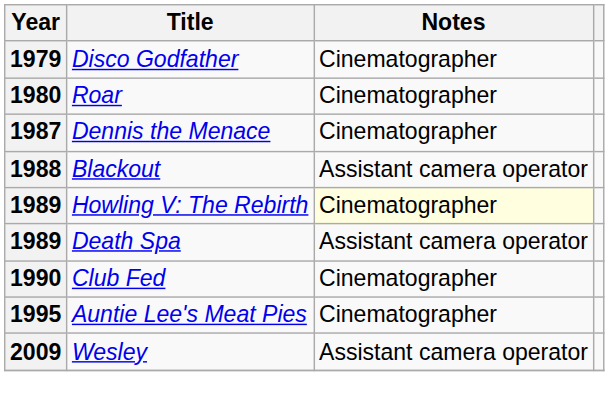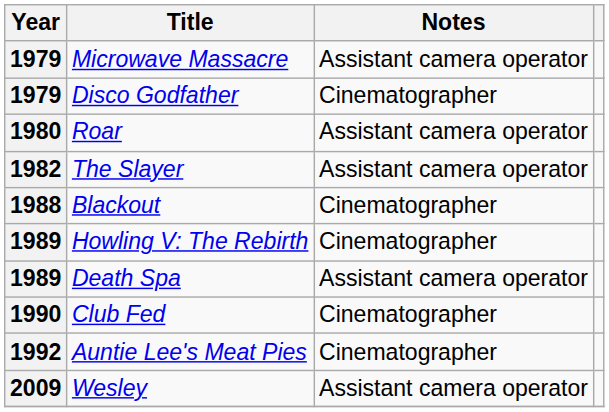+ row: (180, 59)
(408, 95) Cinematographer -> (453, 132) Assistant camera operator
+ row: (128, 168)
- row: (171, 132)
(453, 168) Assistant camera operator -> (408, 205) Cinematographer
(408, 205) lightyellow background -> (408, 242) no background
(36, 315) 1995 -> (36, 351) 1992
